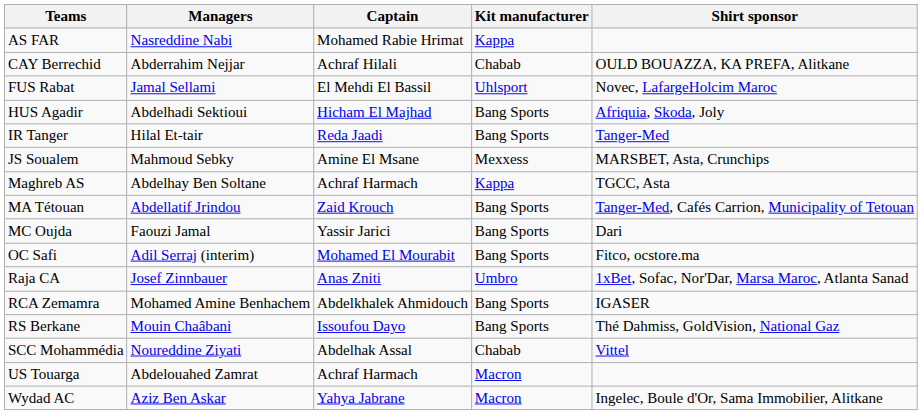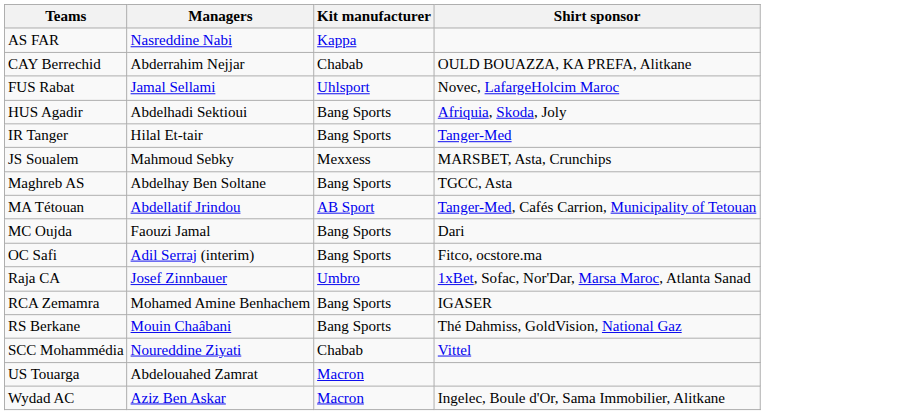- column: (393, 16)
(494, 183) Kappa -> (354, 183) Bang Sports
(512, 207) Bang Sports -> (346, 207) AB Sport
